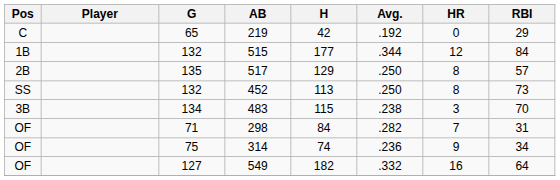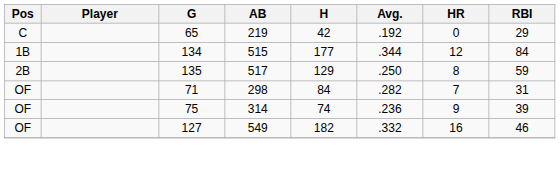(192, 52) 132 -> (192, 52) 134
(522, 71) 57 -> (522, 71) 59
- row: (258, 90)
- row: (258, 109)
(522, 147) 34 -> (522, 109) 39
(522, 166) 64 -> (522, 128) 46
